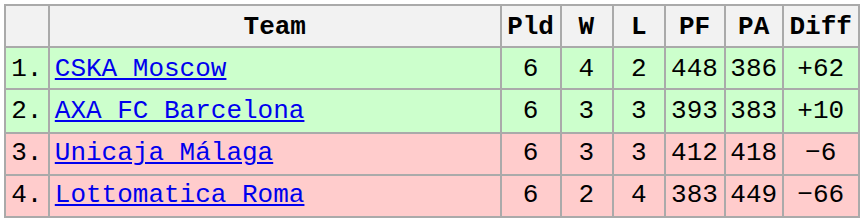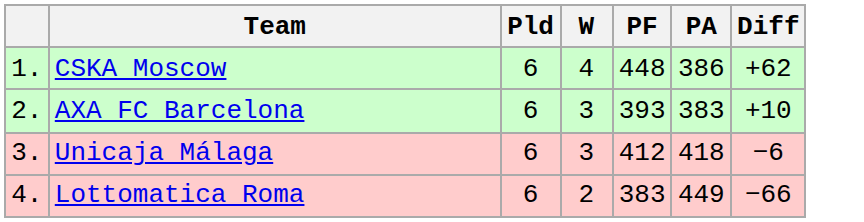- column: (639, 26)
